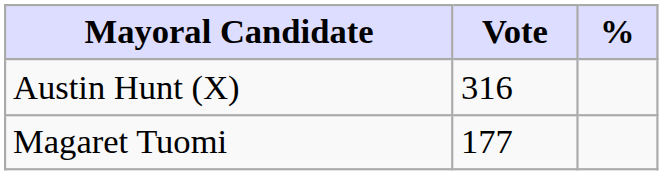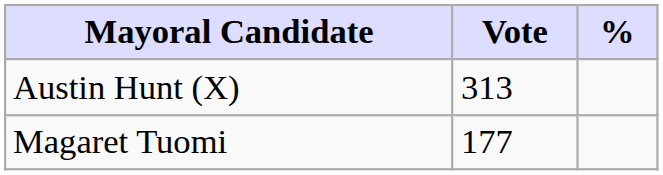(487, 86) 316 -> (487, 86) 313
